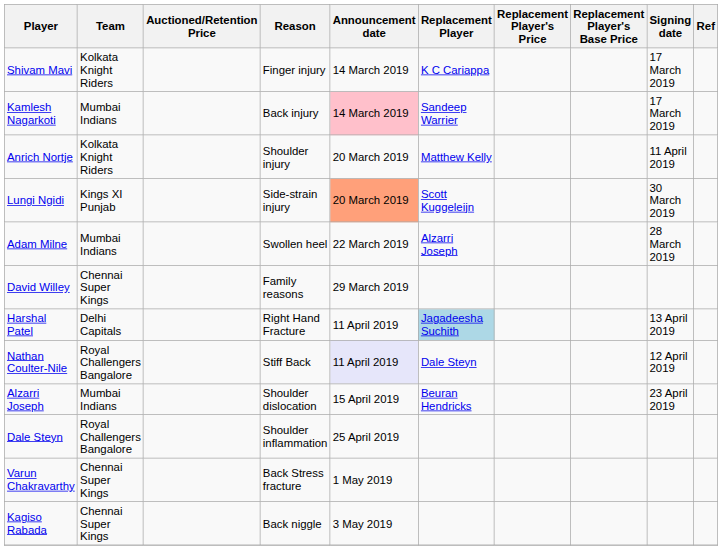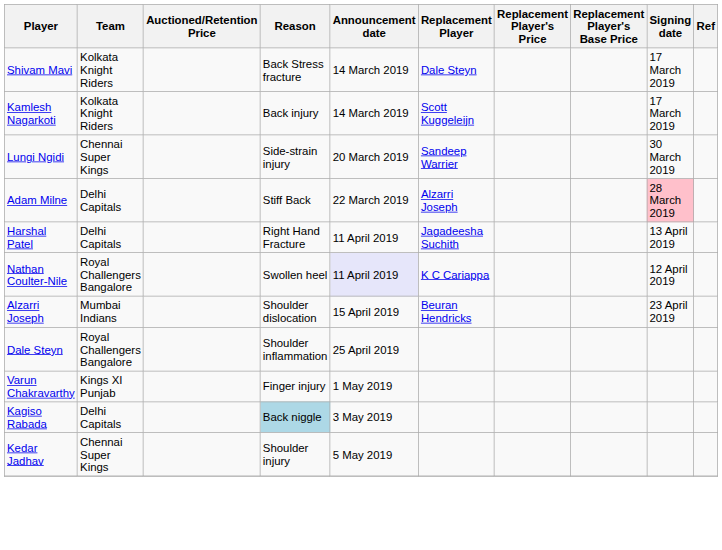(294, 70) Finger injury -> (293, 70) Back Stress fracture
(455, 70) K C Cariappa -> (449, 70) Dale Steyn
(100, 113) Mumbai Indians -> (99, 113) Kolkata Knight Riders
(371, 113) pink background -> (371, 113) no background
(444, 113) Sandeep Warrier -> (447, 113) Scott Kuggeleijn
- row: (40, 157)
(101, 201) Kings XI Punjab -> (101, 157) Chennai Super Kings
(371, 201) lightsalmon background -> (371, 157) no background
(447, 201) Scott Kuggeleijn -> (444, 157) Sandeep Warrier
(100, 244) Mumbai Indians -> (101, 201) Delhi Capitals
(295, 244) Swollen heel -> (287, 201) Stiff Back
(665, 244) no background -> (665, 201) pink background
- row: (38, 288)
(452, 325) lightblue background -> (452, 238) no background
(287, 362) Stiff Back -> (295, 275) Swollen heel
(449, 362) Dale Steyn -> (455, 275) K C Cariappa
(101, 480) Chennai Super Kings -> (101, 386) Kings XI Punjab
(293, 480) Back Stress fracture -> (294, 386) Finger injury
(101, 523) Chennai Super Kings -> (101, 417) Delhi Capitals
(292, 523) no background -> (292, 417) lightblue background
+ row: (25, 454)
